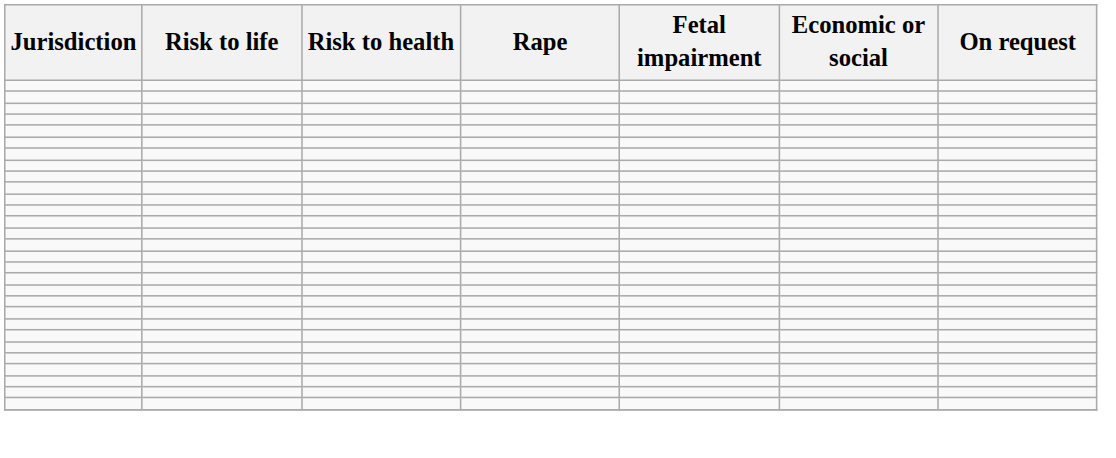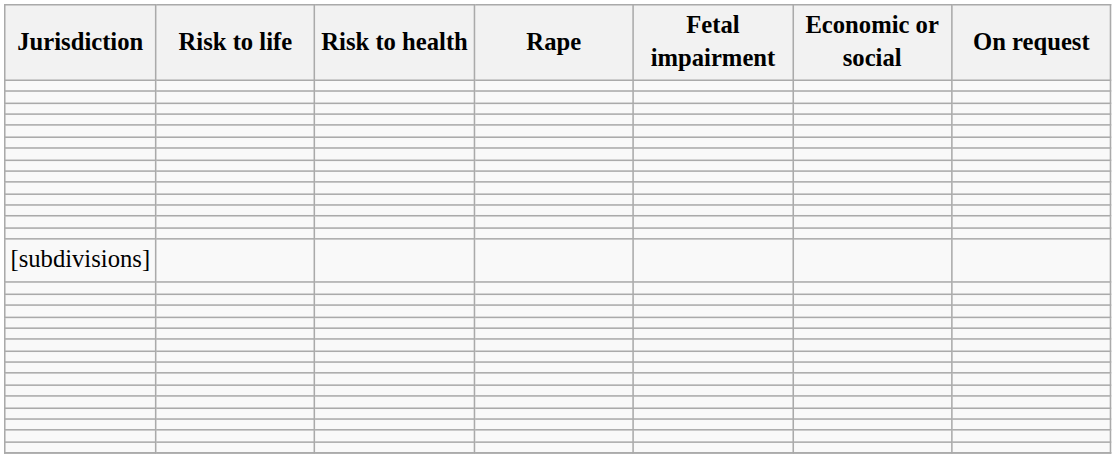+ row: (80, 259)
